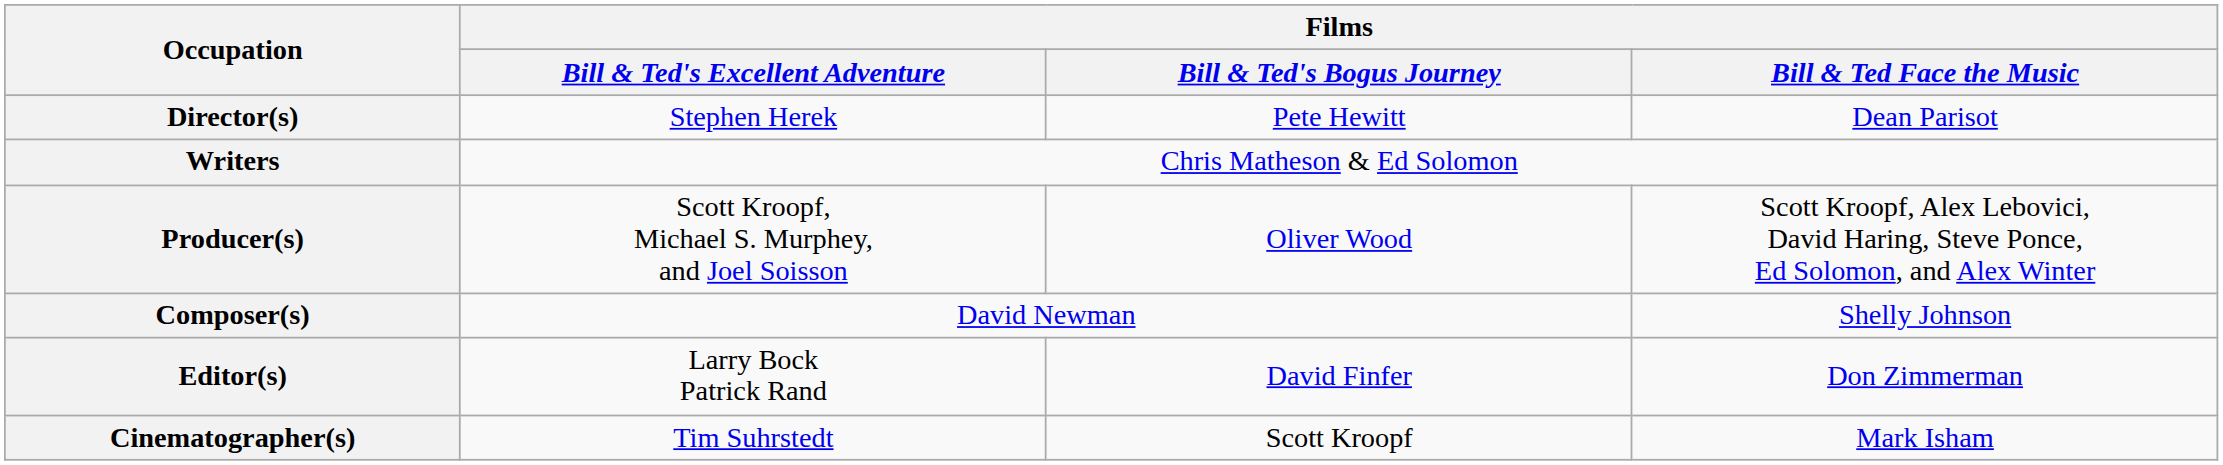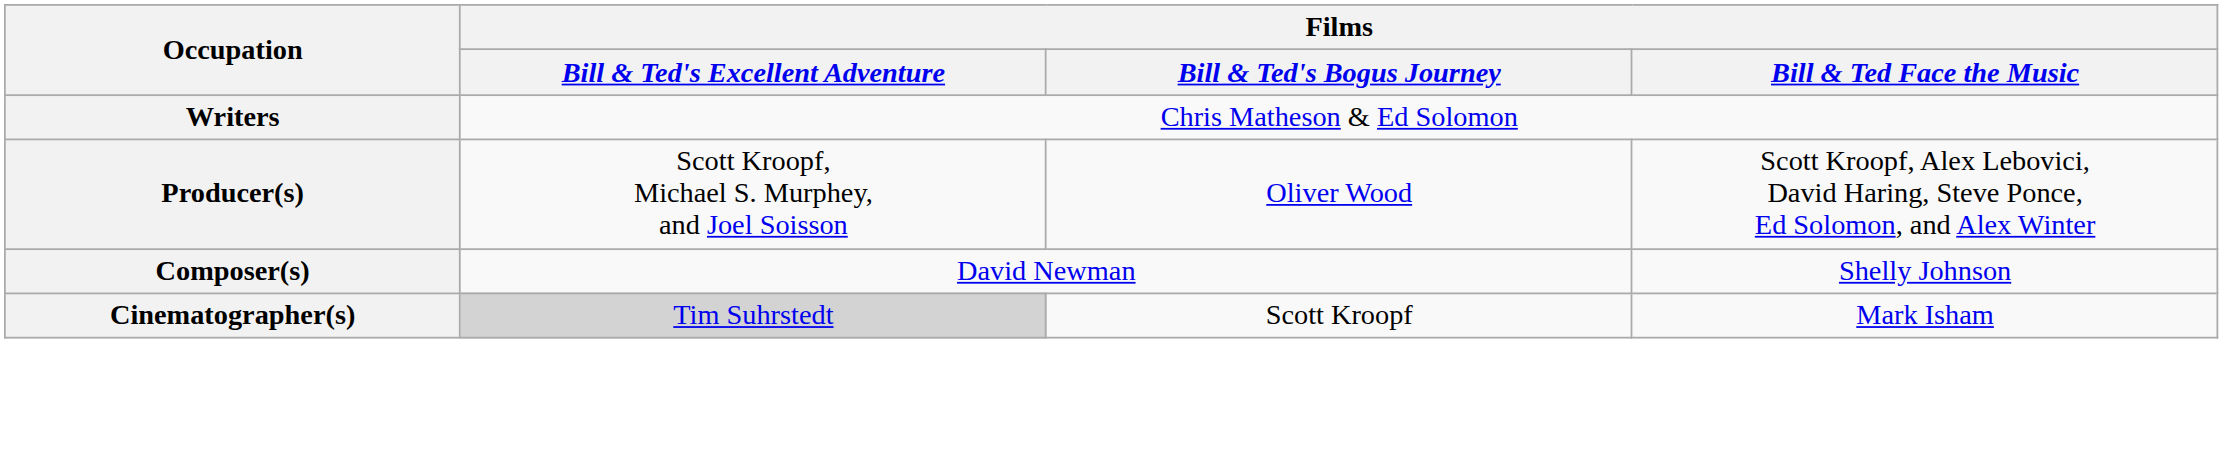- row: (233, 116)
- row: (233, 376)
(753, 436) no background -> (753, 315) lightgrey background
